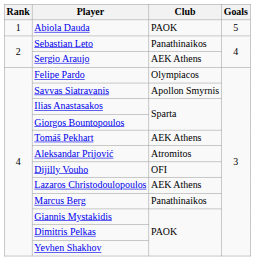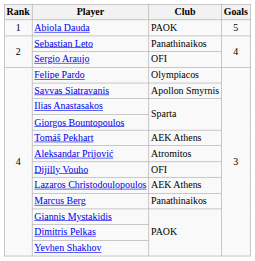(176, 59) AEK Athens -> (159, 59) OFI
